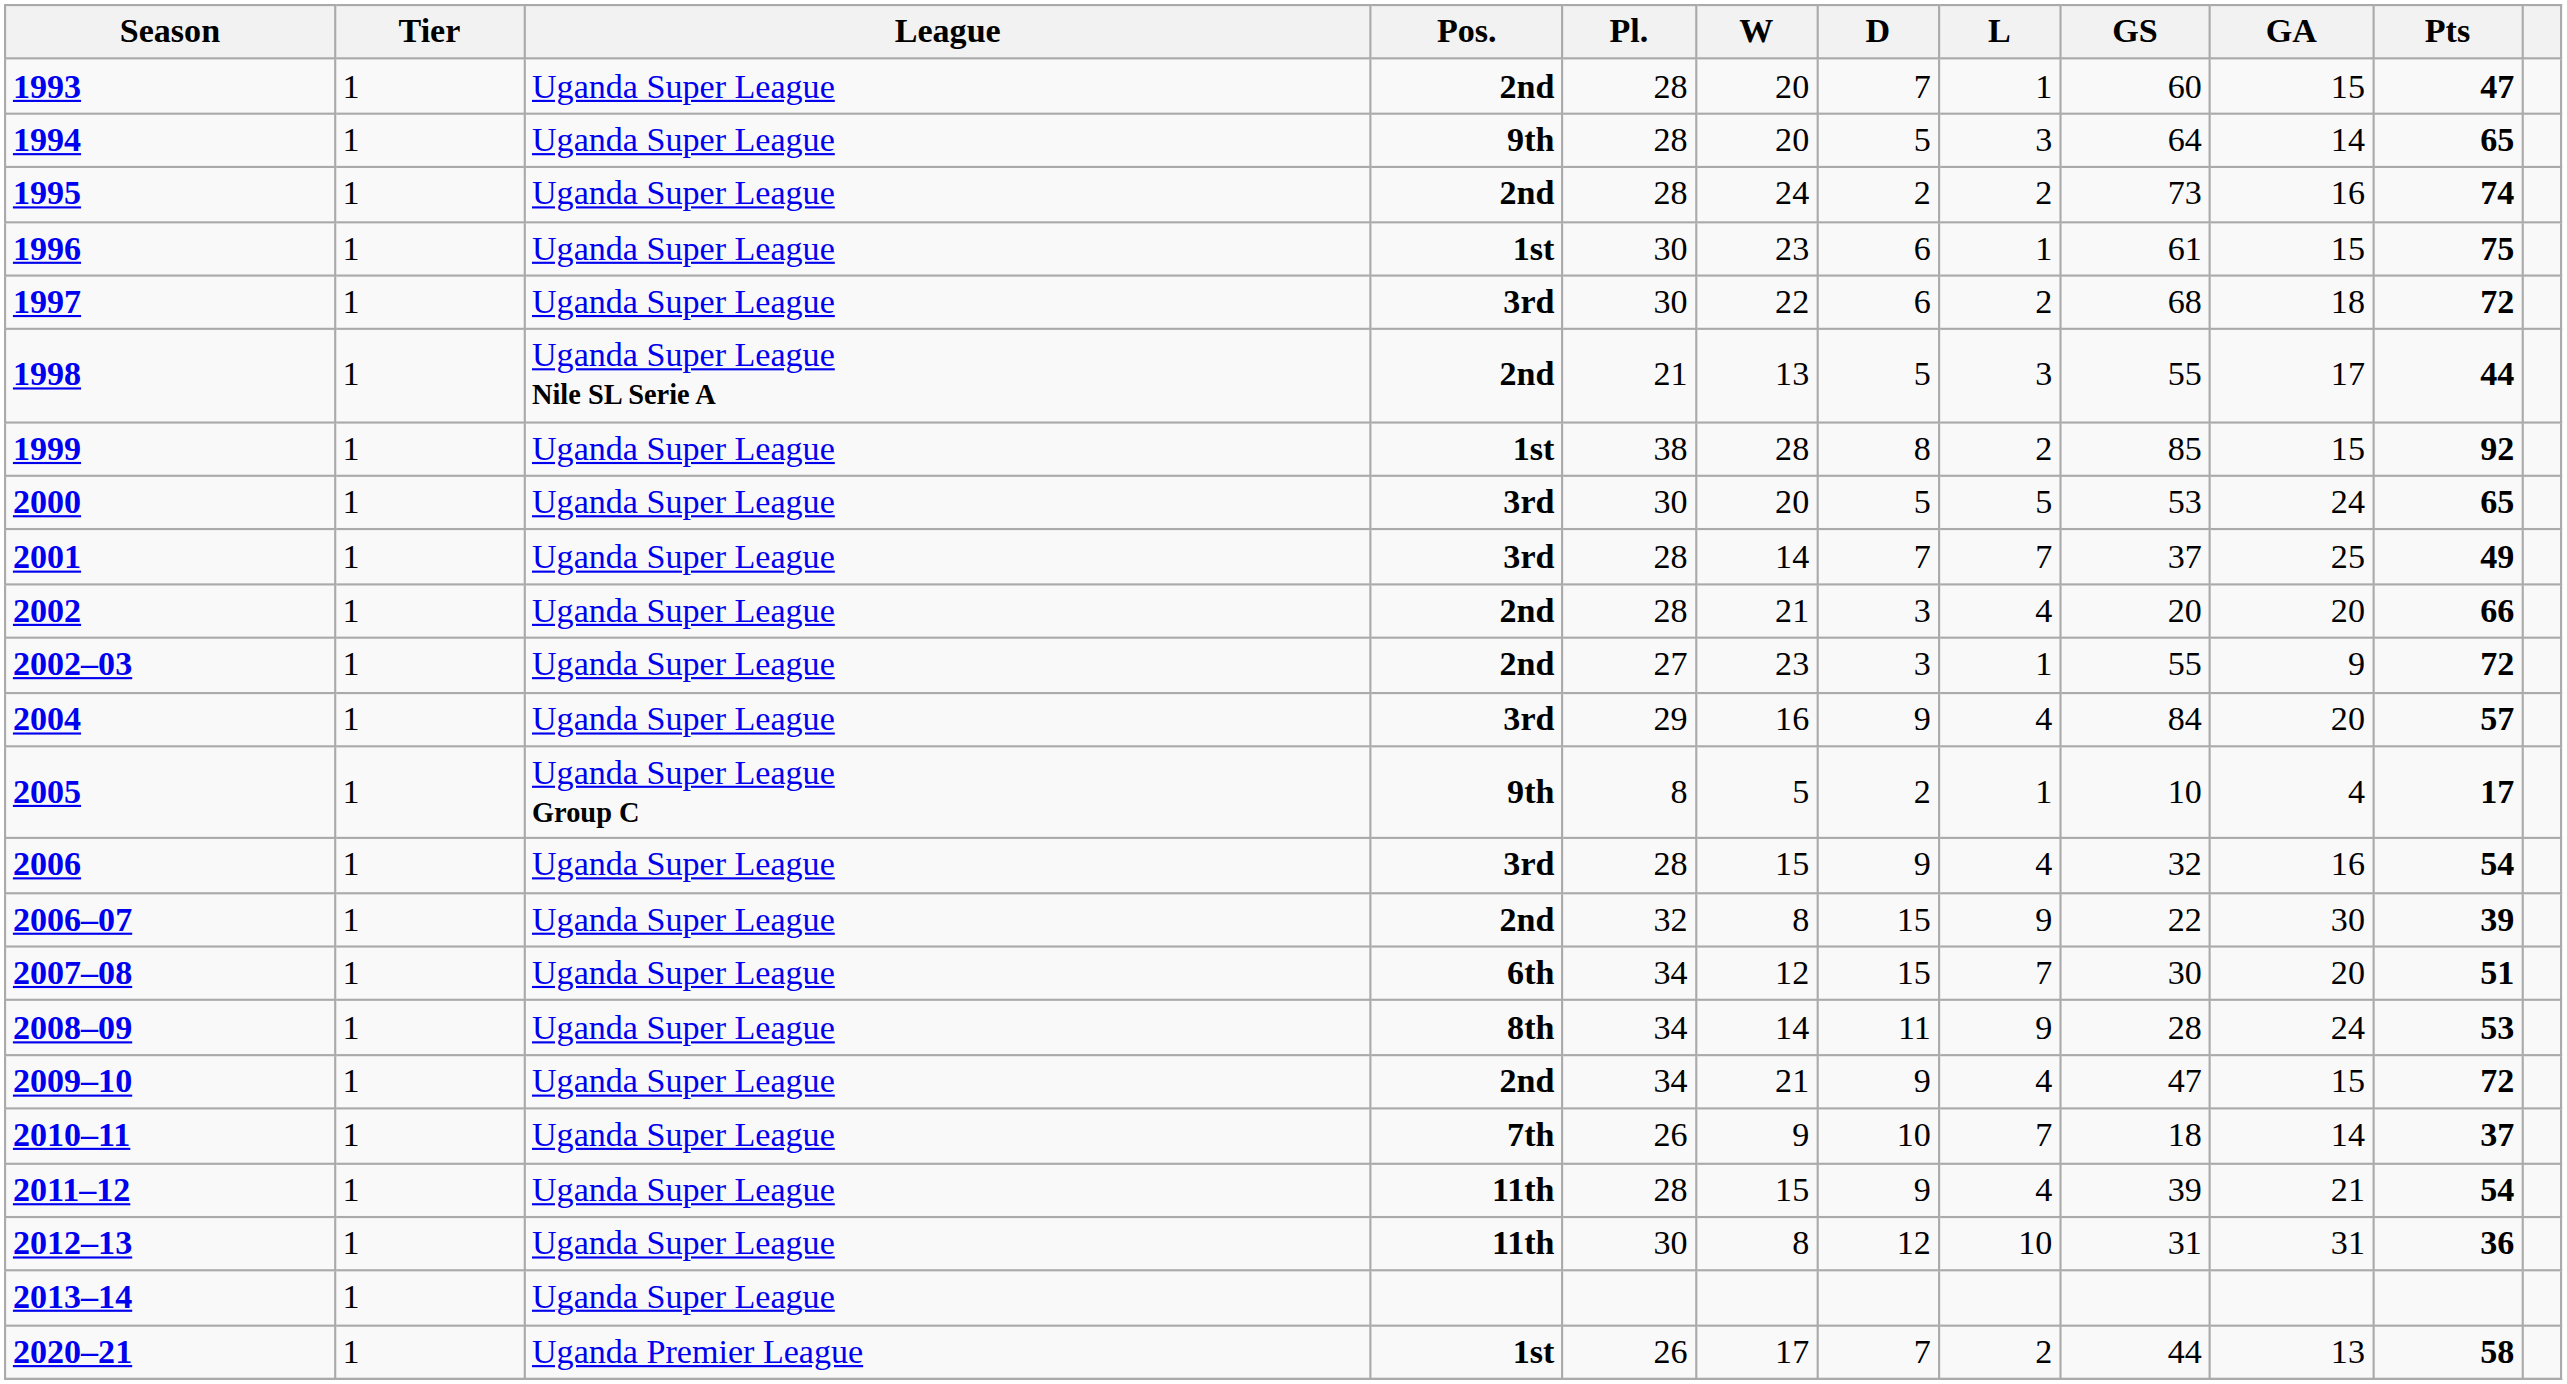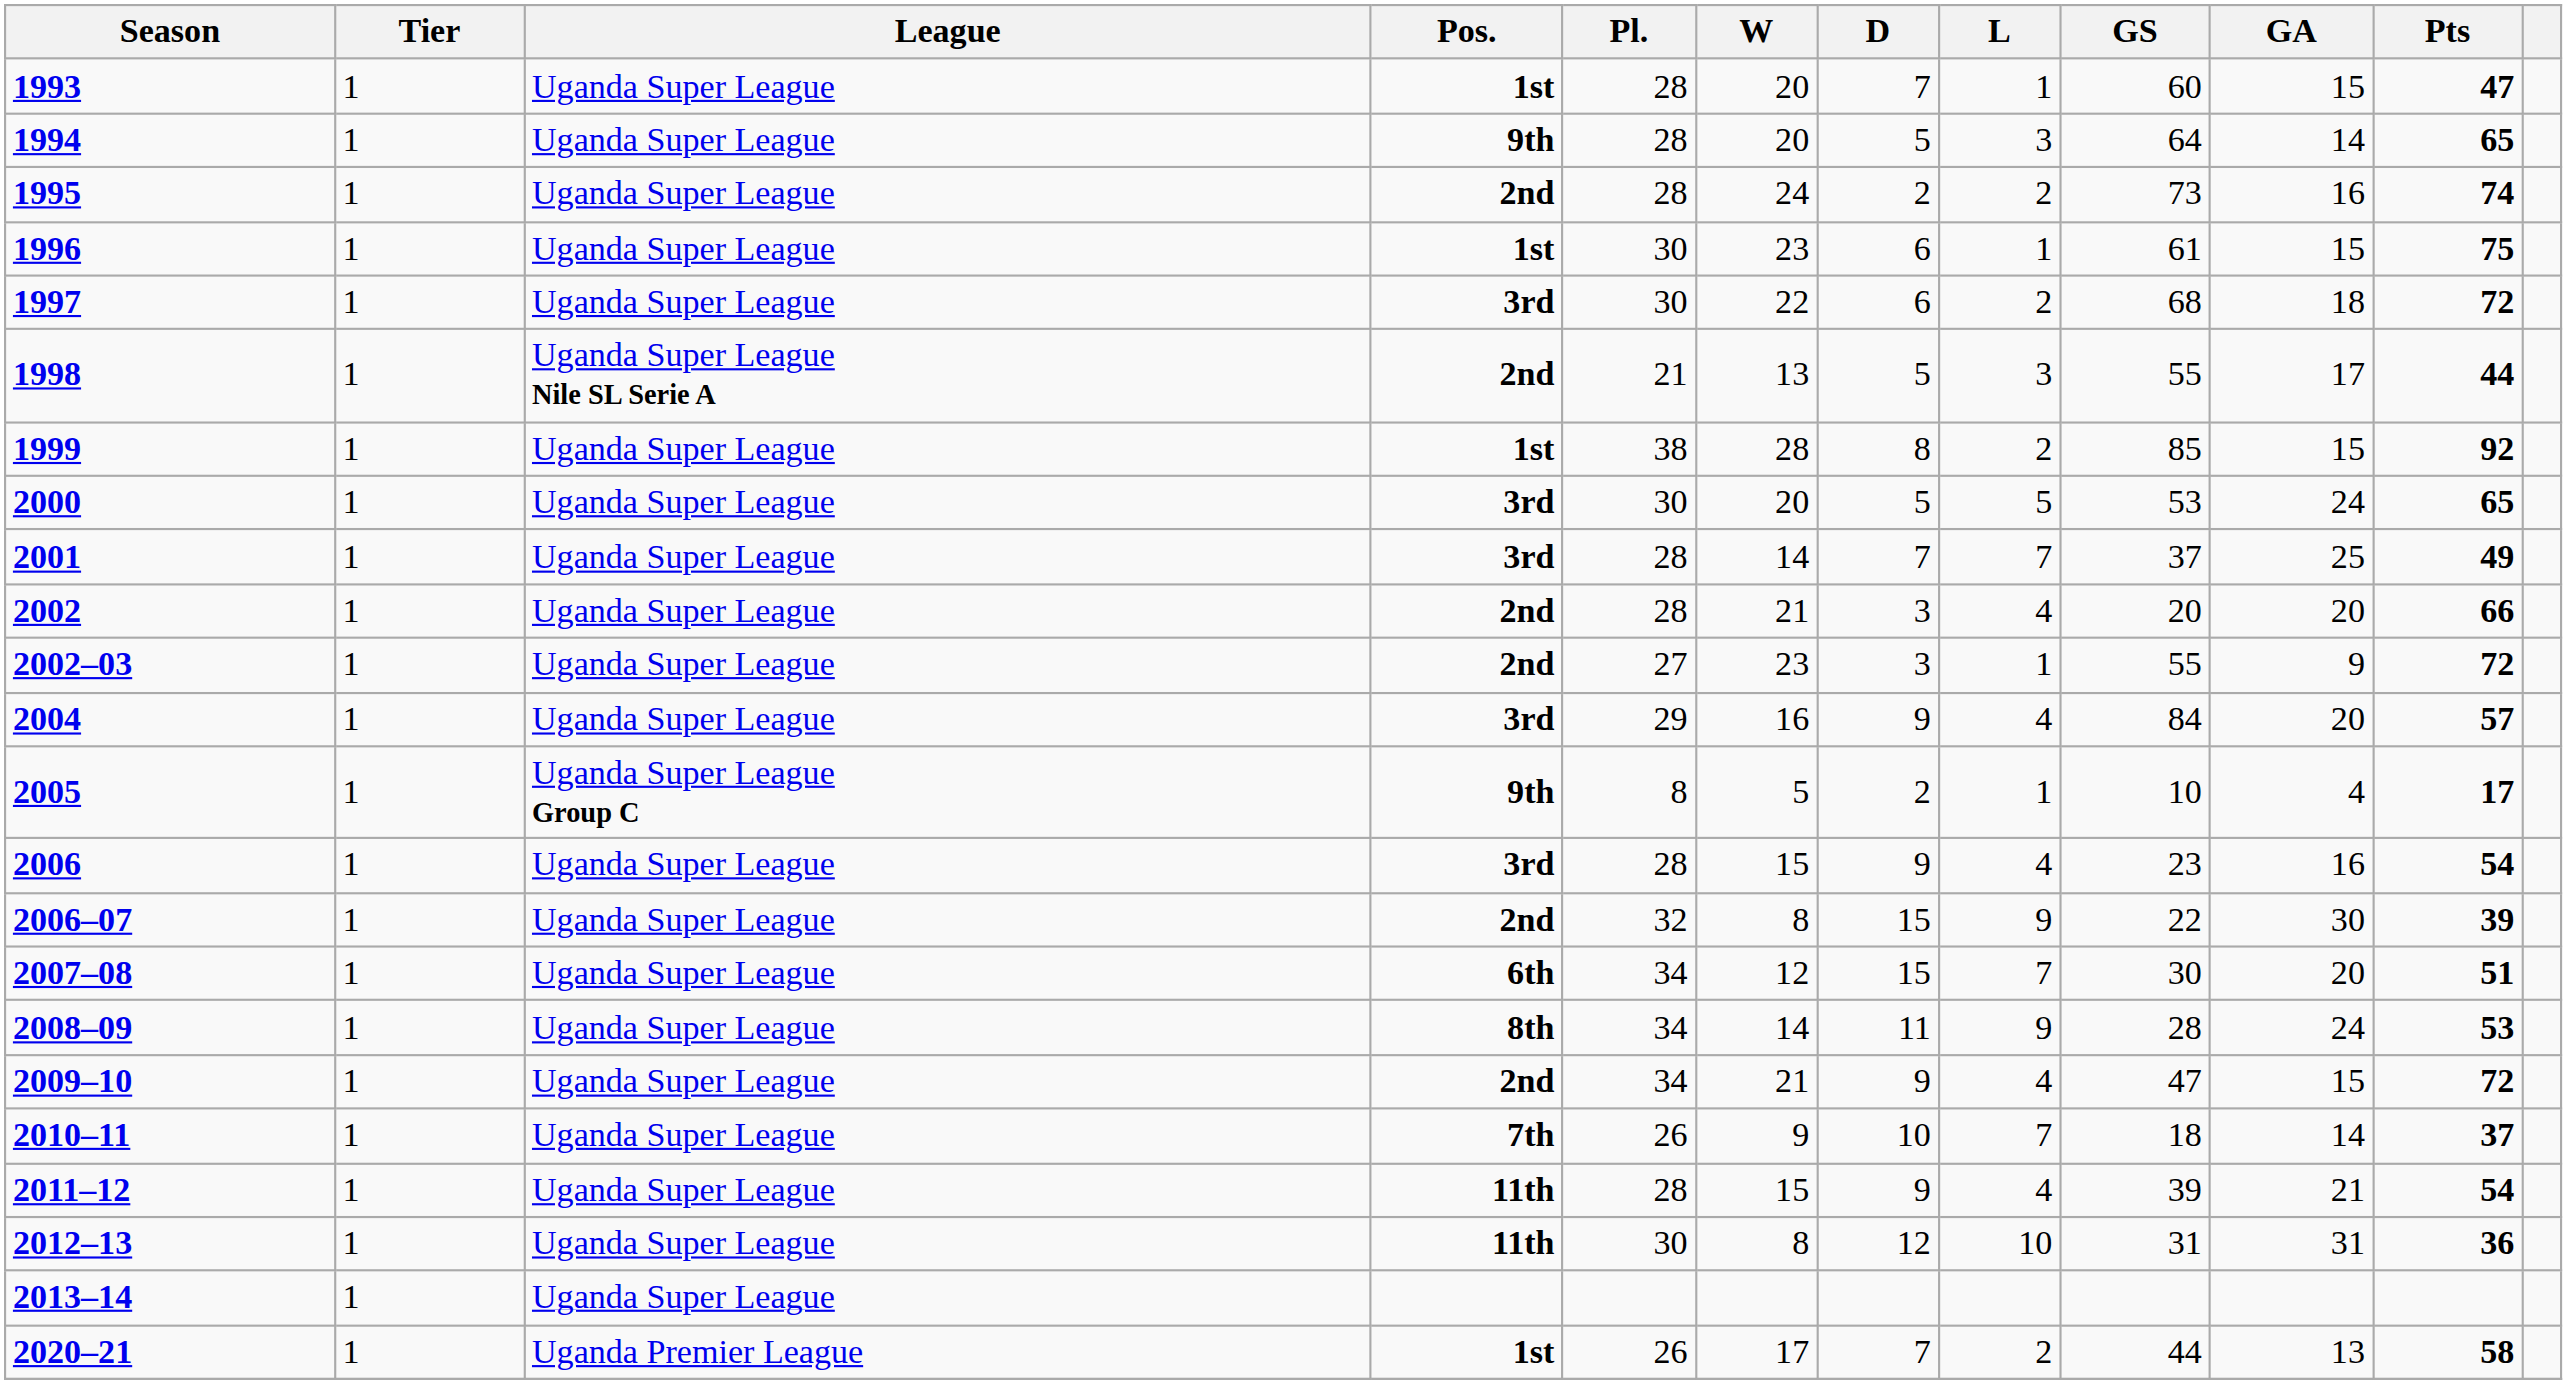(1527, 85) 2nd -> (1534, 85) 1st
(2185, 864) 32 -> (2185, 864) 23
